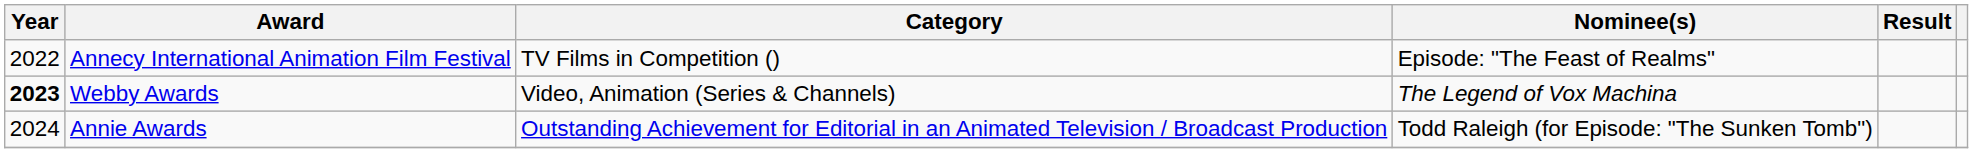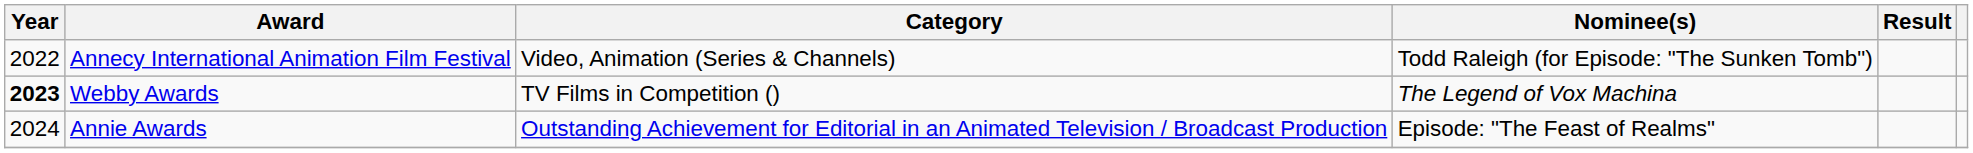(651, 57) TV Films in Competition () -> (708, 57) Video, Animation (Series & Channels)
(1556, 57) Episode: "The Feast of Realms" -> (1635, 57) Todd Raleigh (for Episode: "The Sunken Tomb")
(708, 93) Video, Animation (Series & Channels) -> (651, 93) TV Films in Competition ()
(1635, 128) Todd Raleigh (for Episode: "The Sunken Tomb") -> (1556, 128) Episode: "The Feast of Realms"
